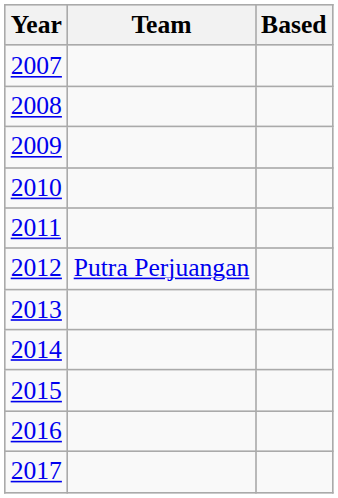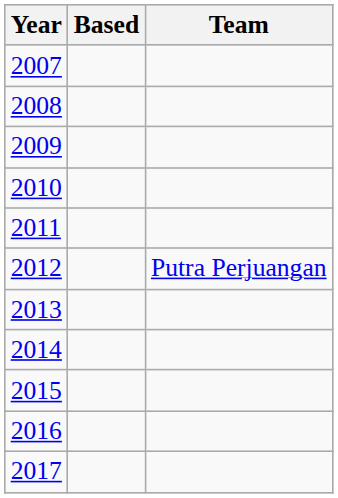columns swapped: (294, 24) <-> (161, 24)
